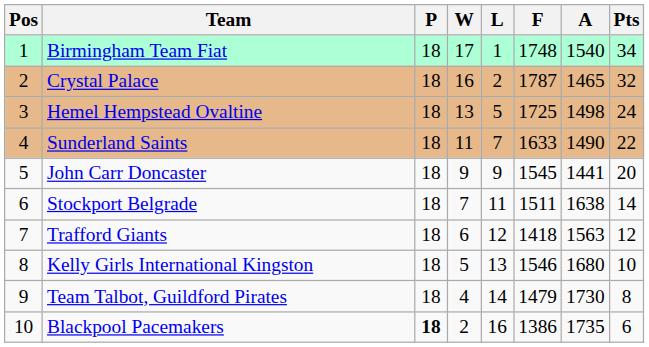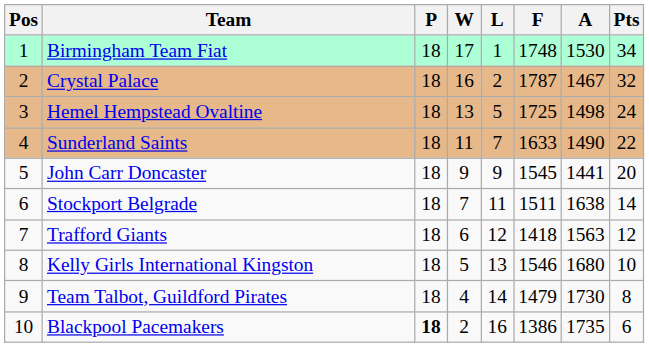(585, 50) 1540 -> (585, 50) 1530
(585, 81) 1465 -> (585, 81) 1467
